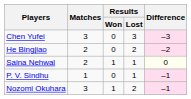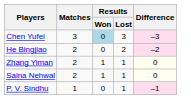(113, 37) no background -> (103, 37) lightblue background
+ row: (30, 62)
- row: (36, 88)
